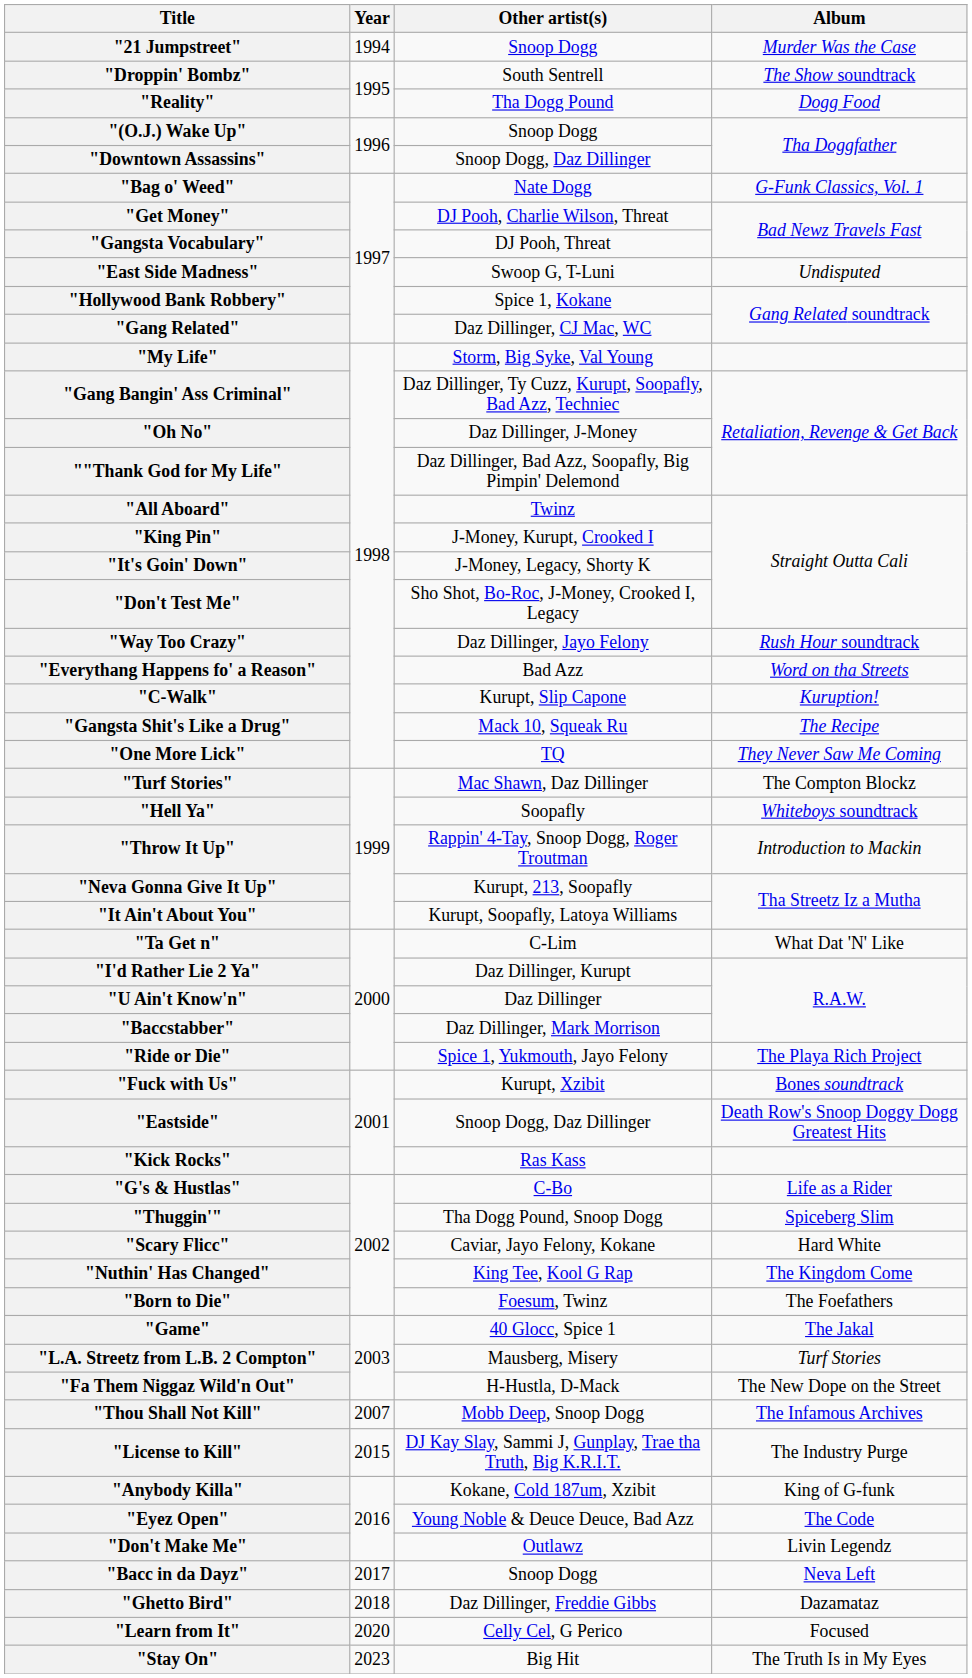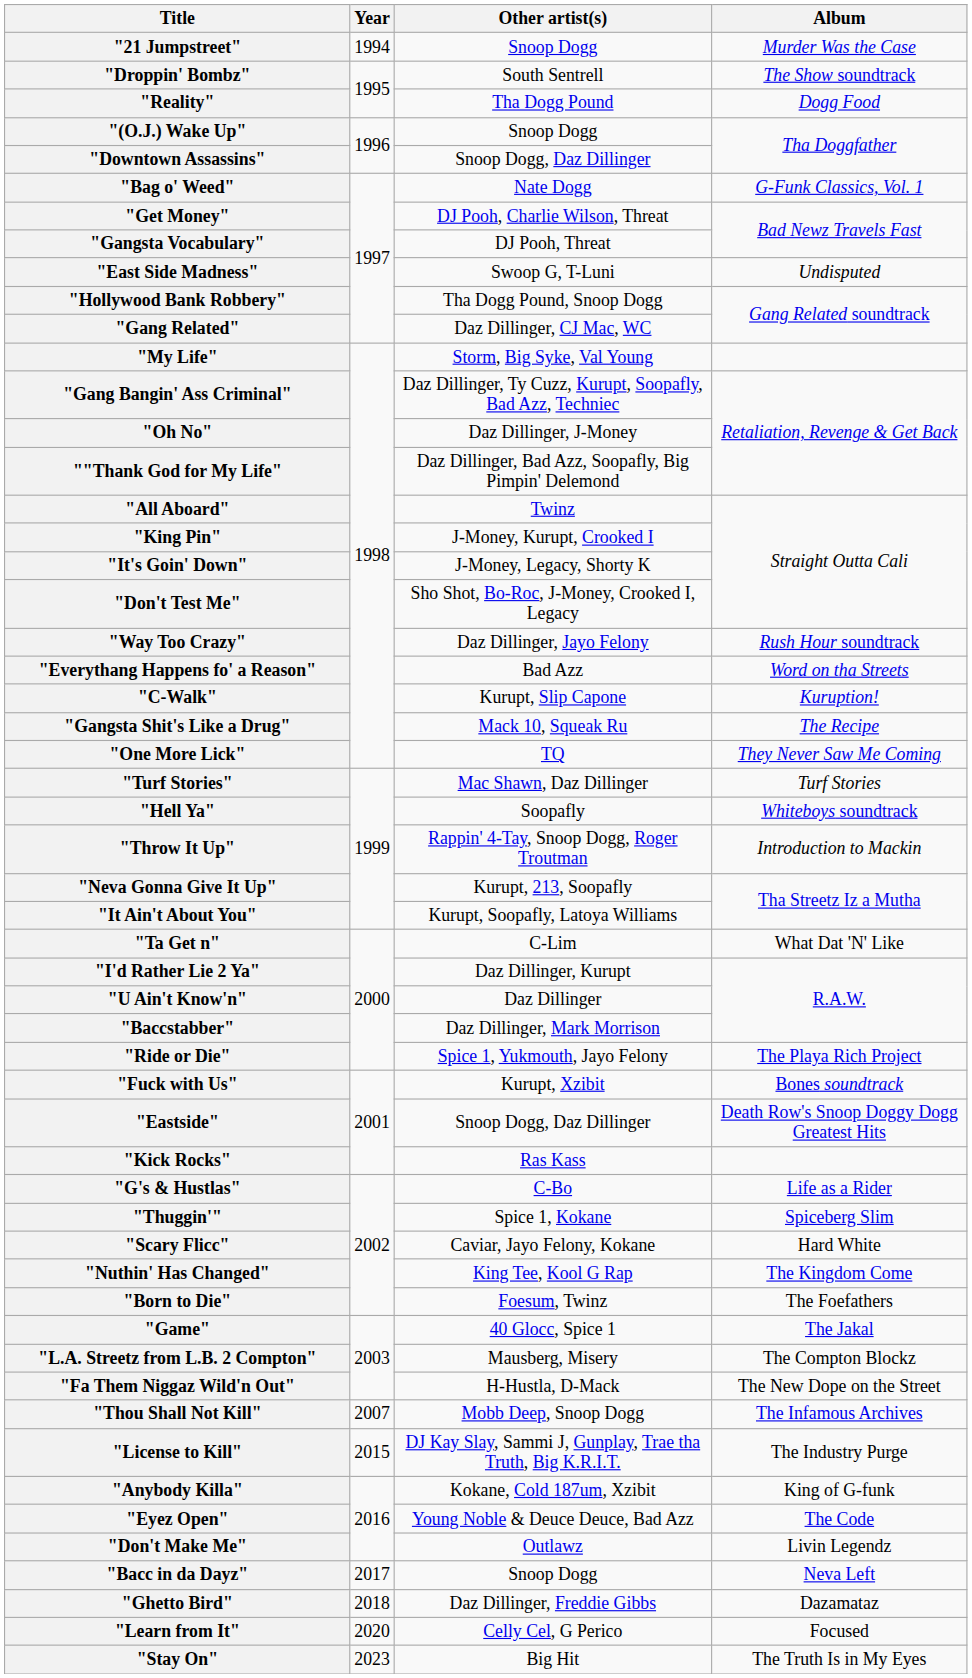(553, 300) Spice 1, Kokane -> (553, 300) Tha Dogg Pound, Snoop Dogg
(839, 782) The Compton Blockz -> (839, 782) Turf Stories
(553, 1216) Tha Dogg Pound, Snoop Dogg -> (553, 1216) Spice 1, Kokane
(839, 1357) Turf Stories -> (839, 1357) The Compton Blockz
